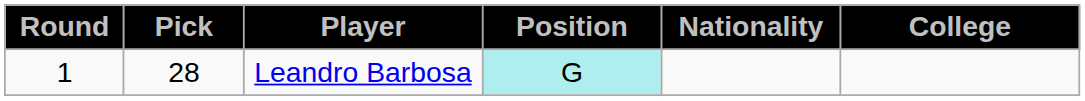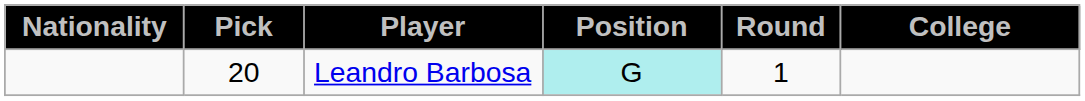columns swapped: (65, 26) <-> (751, 26)
(184, 71) 28 -> (244, 71) 20
